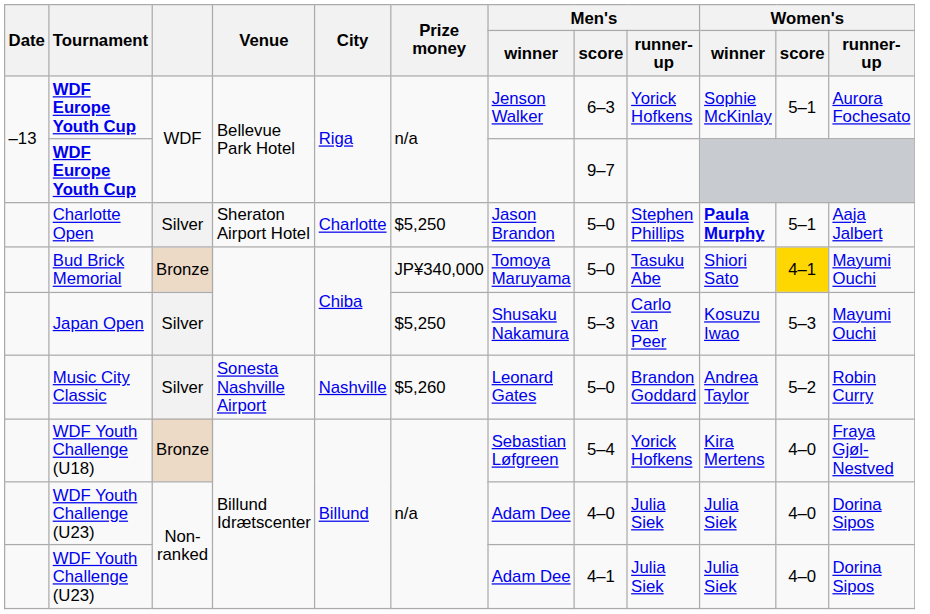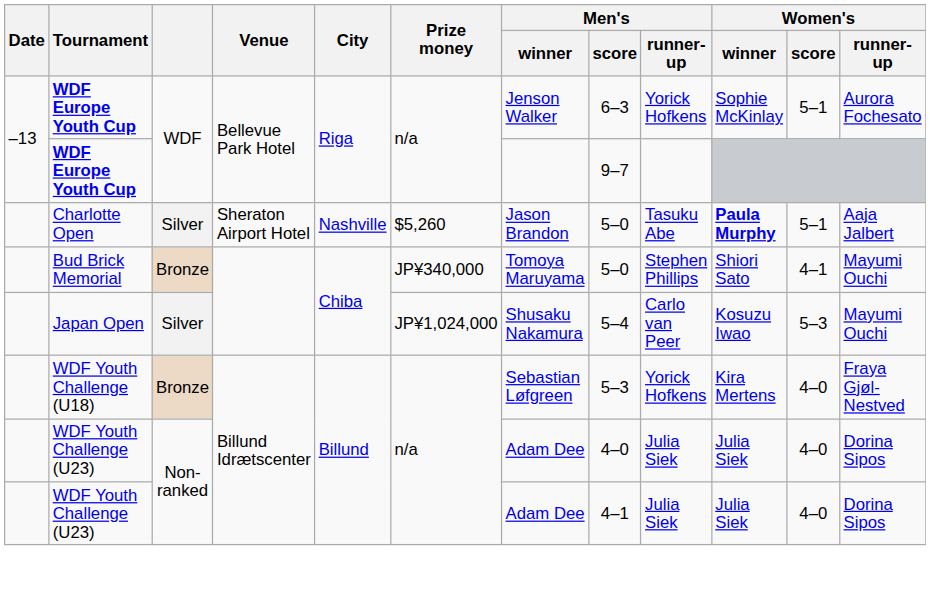(353, 224) Charlotte -> (353, 224) Nashville
(420, 224) $5,250 -> (420, 224) $5,260
(662, 224) Stephen Phillips -> (672, 224) Tasuku Abe
(658, 269) Tasuku Abe -> (676, 269) Stephen Phillips
(802, 269) gold background -> (813, 269) no background
(420, 323) $5,250 -> (446, 323) JP¥1,024,000
(601, 323) 5–3 -> (615, 323) 5–4
- row: (91, 386)
(601, 450) 5–4 -> (615, 386) 5–3
